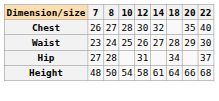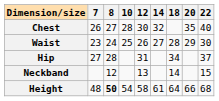+ row: (46, 73)
(111, 73) normal -> (111, 88) bold
